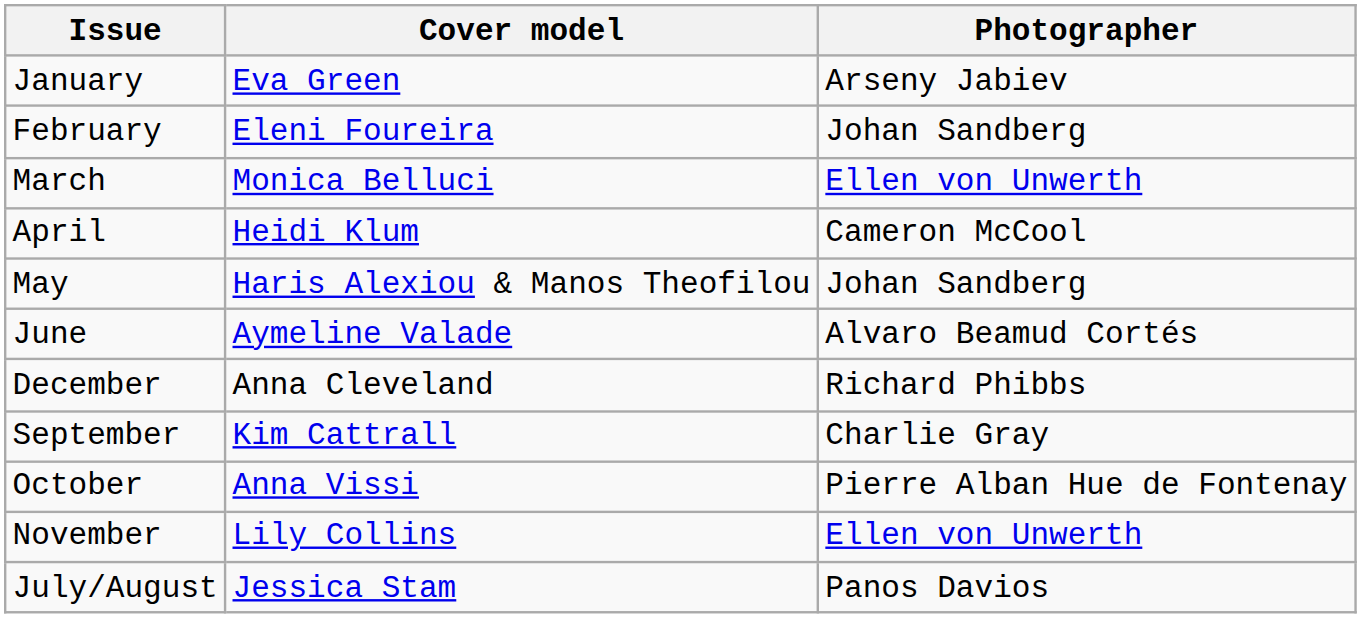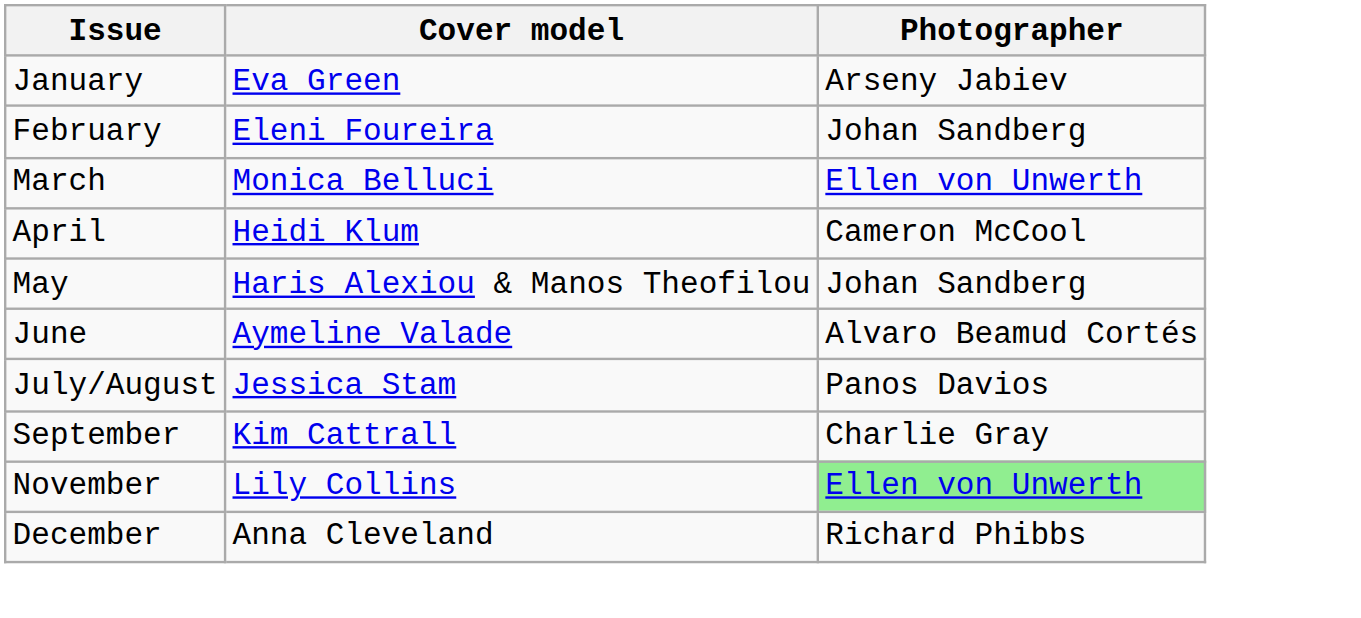rows swapped: (115, 588) <-> (87, 385)
- row: (78, 486)
(984, 537) no background -> (984, 486) lightgreen background
